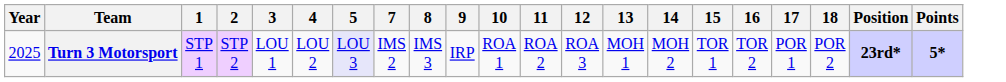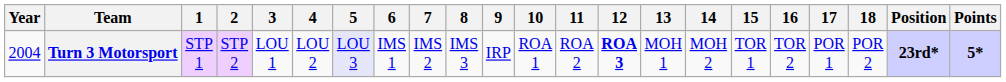+ column: (392, 17)
(24, 53) 2025 -> (24, 53) 2004
(582, 53) normal -> (619, 53) bold
